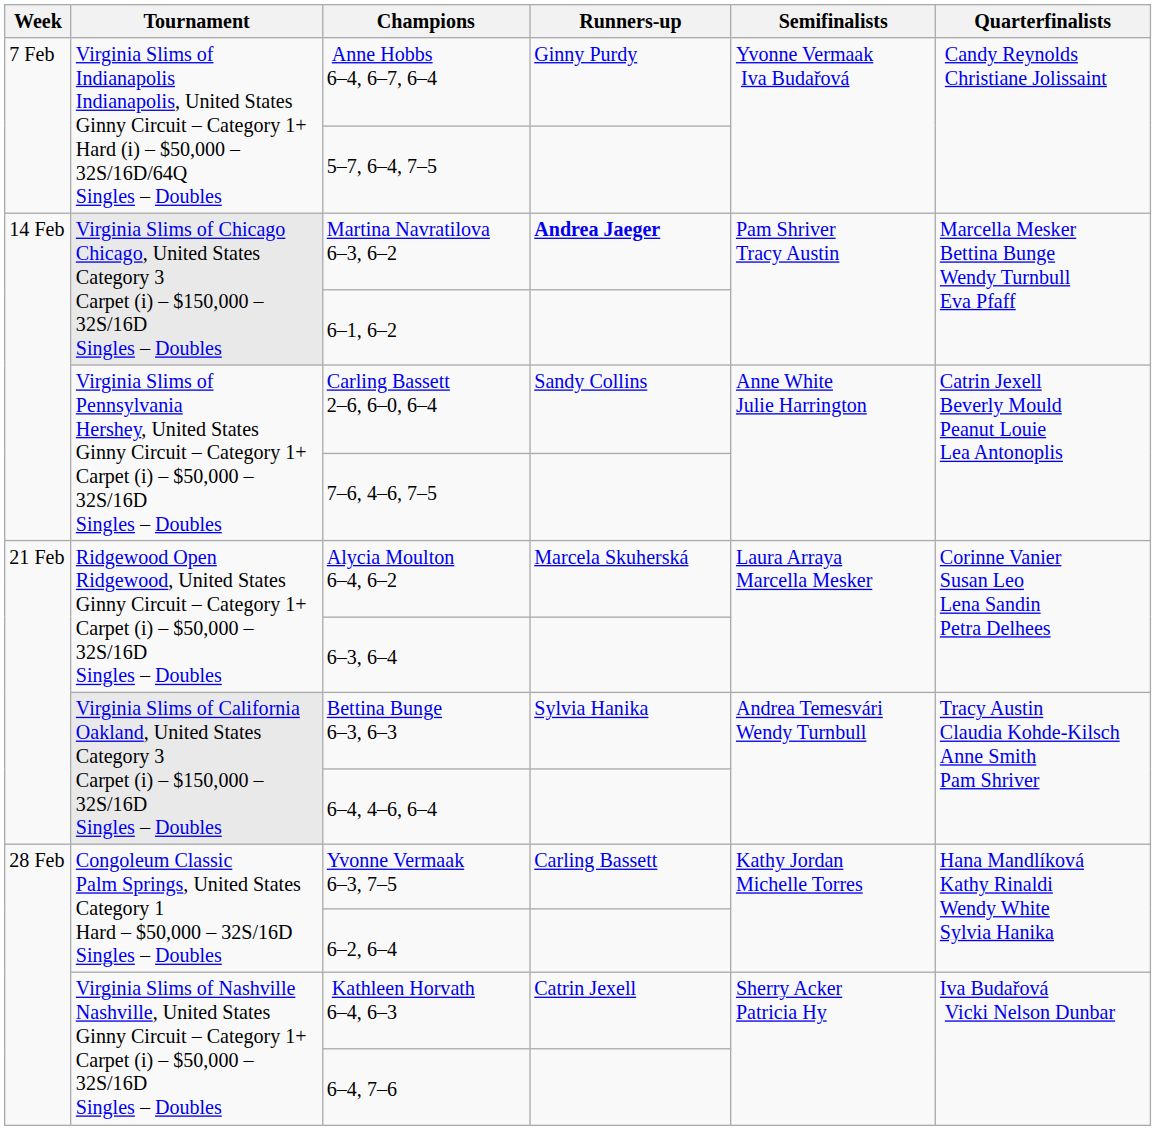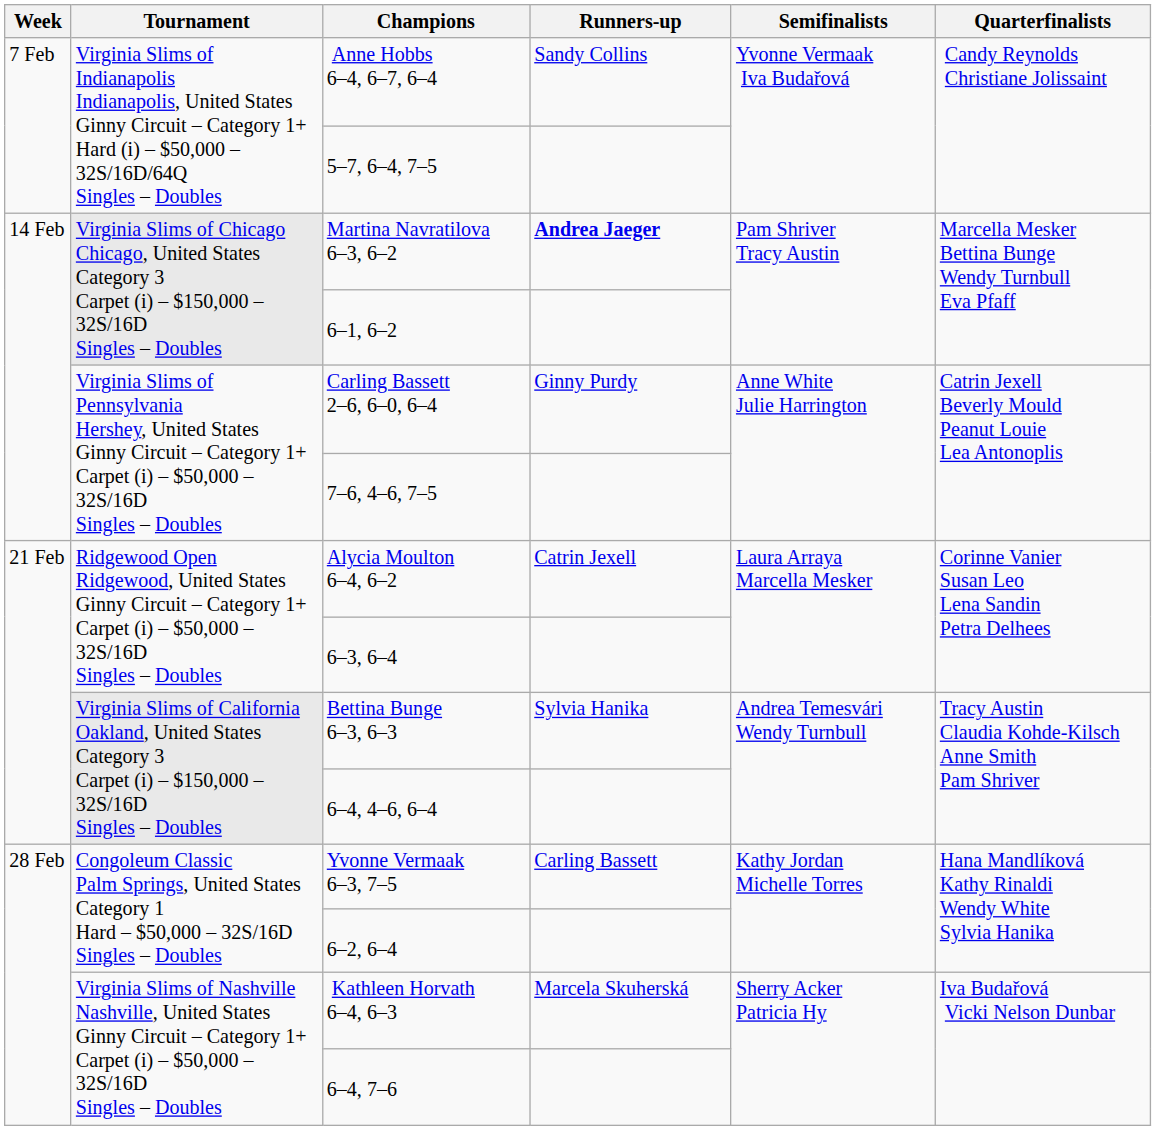(586, 54) Ginny Purdy -> (591, 54) Sandy Collins
(591, 381) Sandy Collins -> (586, 381) Ginny Purdy
(611, 557) Marcela Skuherská -> (585, 557) Catrin Jexell
(585, 989) Catrin Jexell -> (611, 989) Marcela Skuherská
